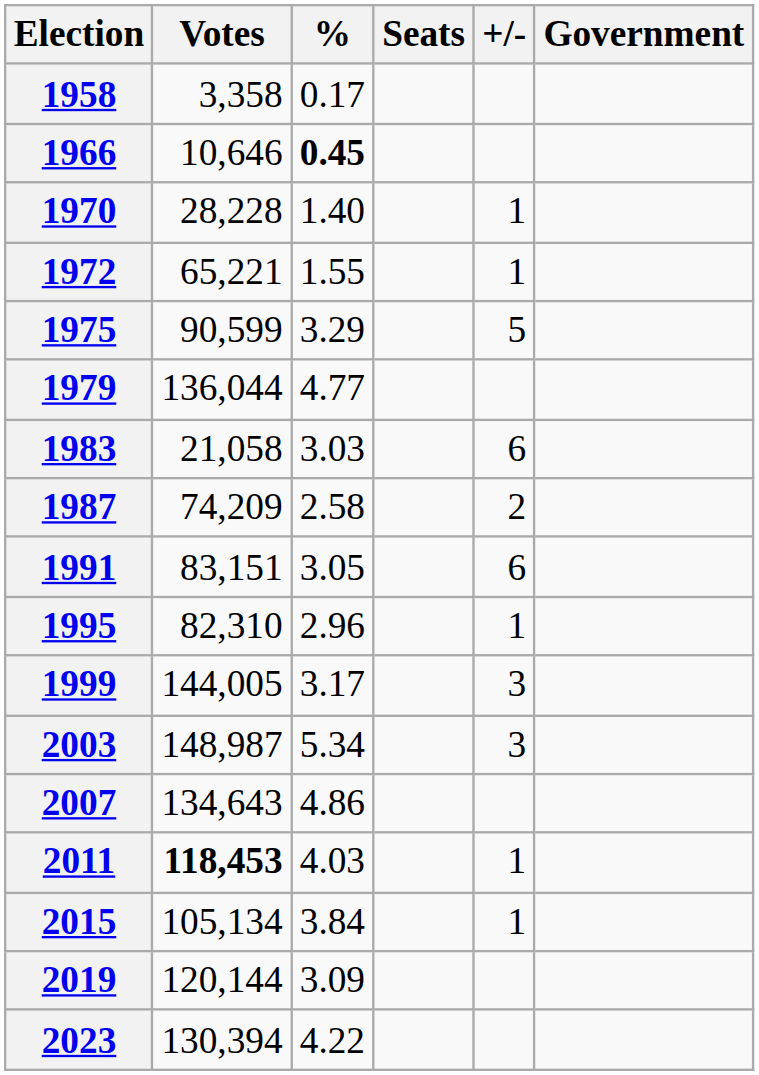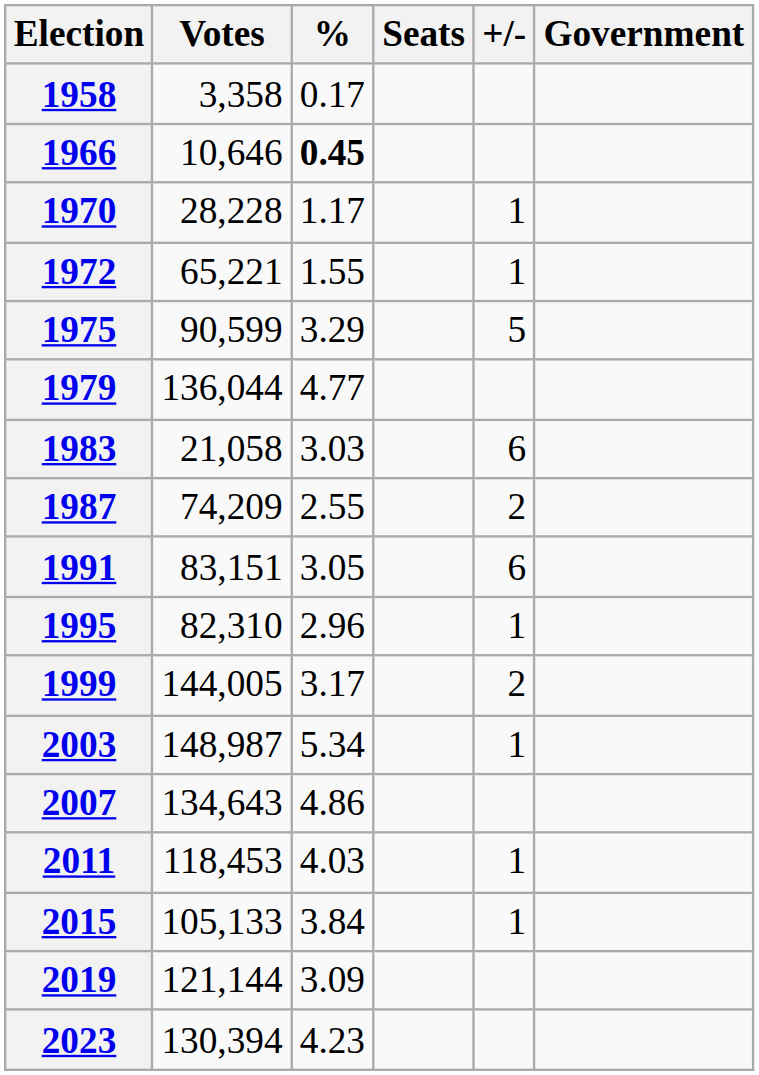(332, 211) 1.40 -> (332, 211) 1.17
(332, 507) 2.58 -> (332, 507) 2.55
(517, 684) 3 -> (517, 684) 2
(517, 743) 3 -> (517, 743) 1
(223, 861) bold -> (223, 861) normal
(222, 920) 105,134 -> (222, 920) 105,133
(222, 980) 120,144 -> (222, 980) 121,144
(332, 1039) 4.22 -> (332, 1039) 4.23
